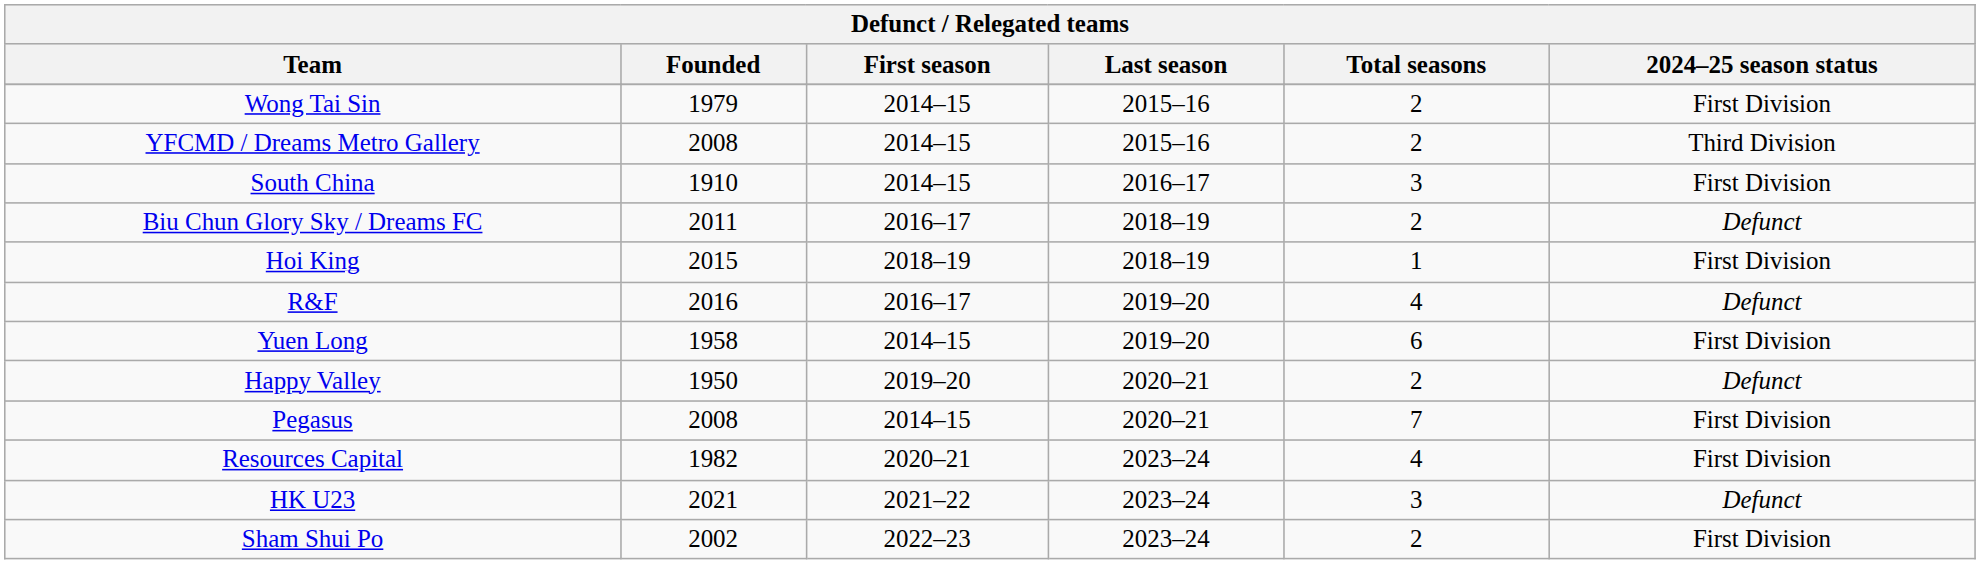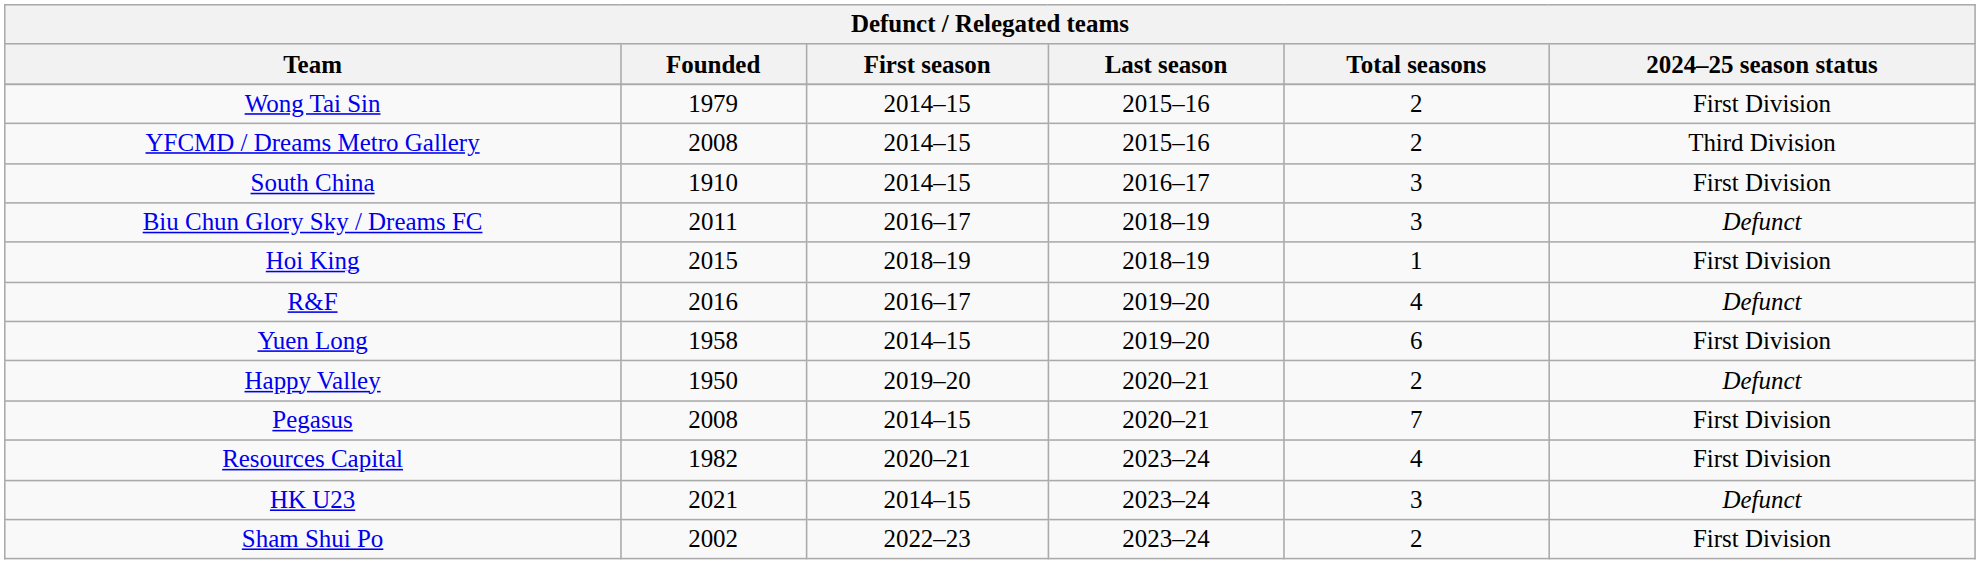(1416, 222) 2 -> (1416, 222) 3
(927, 499) 2021–22 -> (927, 499) 2014–15
